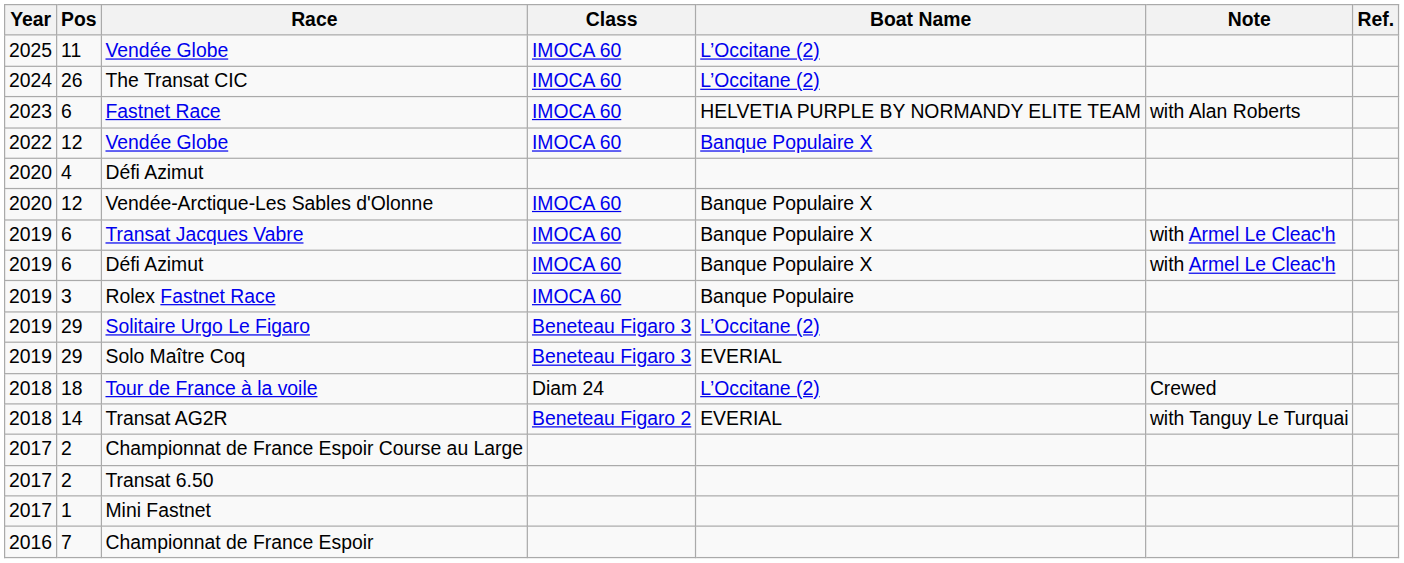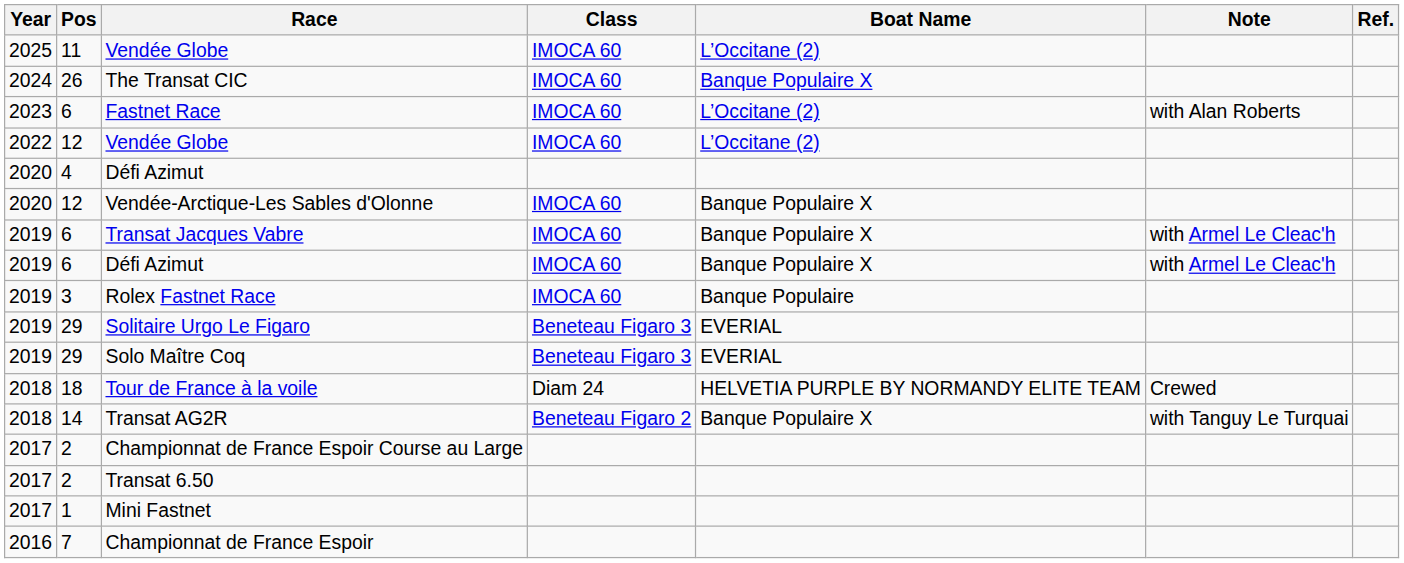(760, 81) L’Occitane (2) -> (786, 81) Banque Populaire X
(921, 111) HELVETIA PURPLE BY NORMANDY ELITE TEAM -> (760, 111) L’Occitane (2)
(786, 142) Banque Populaire X -> (760, 142) L’Occitane (2)
(760, 326) L’Occitane (2) -> (741, 326) EVERIAL
(760, 388) L’Occitane (2) -> (921, 388) HELVETIA PURPLE BY NORMANDY ELITE TEAM
(741, 419) EVERIAL -> (786, 419) Banque Populaire X
